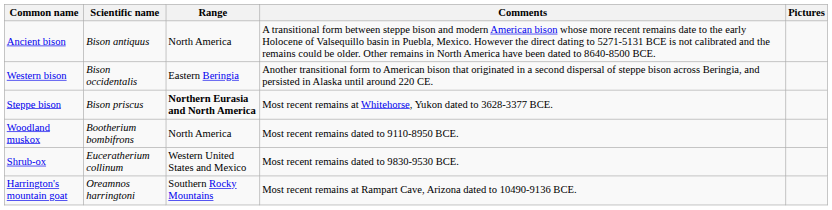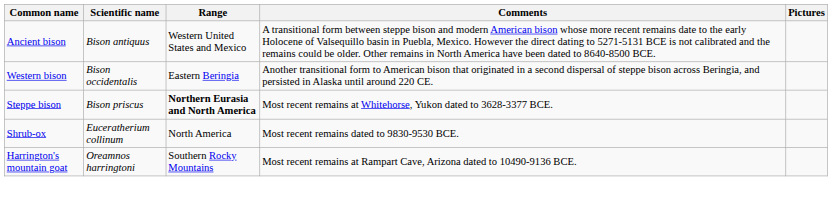(200, 41) North America -> (207, 41) Western United States and Mexico
- row: (28, 133)
(207, 161) Western United States and Mexico -> (200, 133) North America
